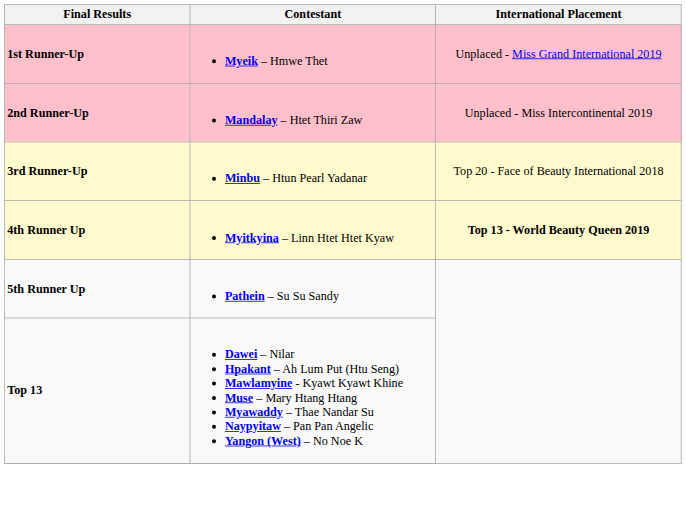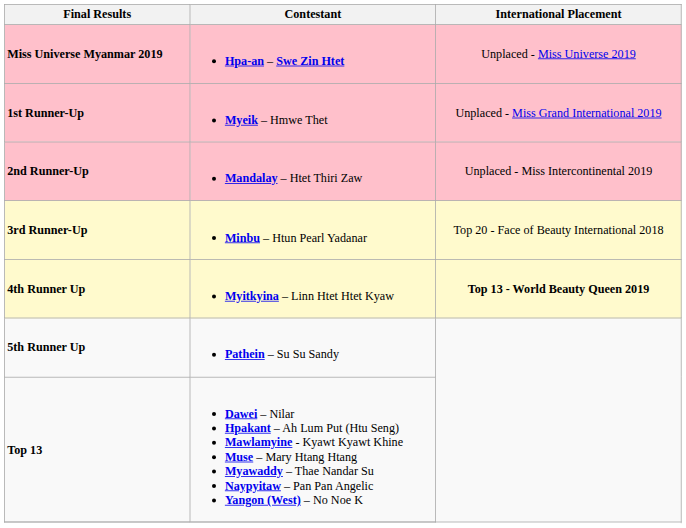+ row: (85, 54)
